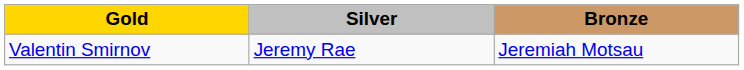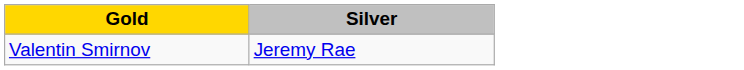- column: (616, 19)
